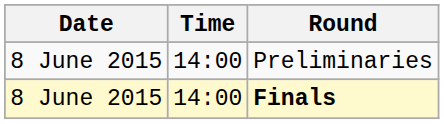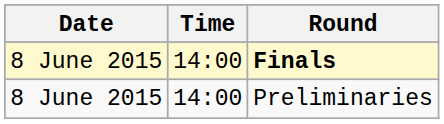rows swapped: (343, 61) <-> (295, 99)
